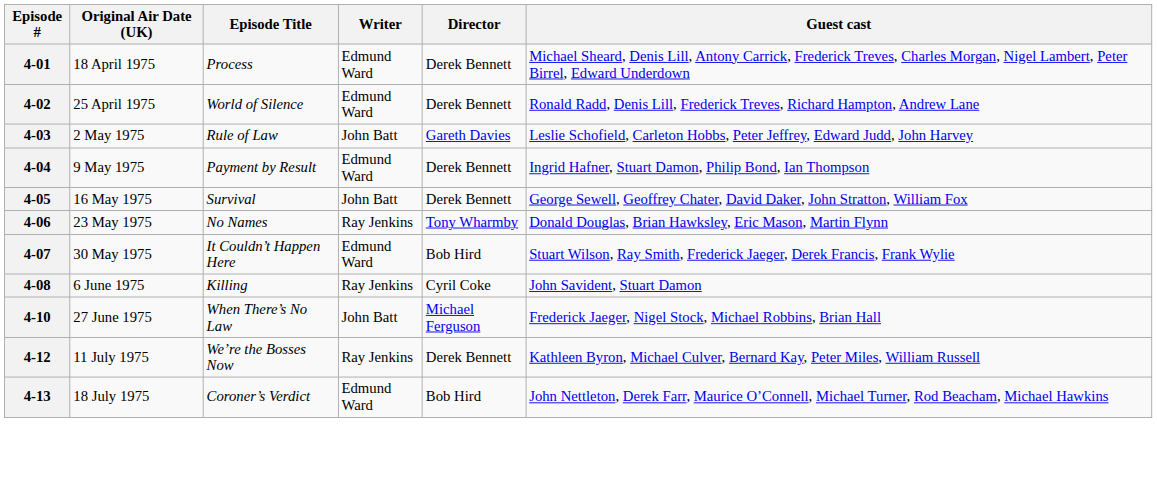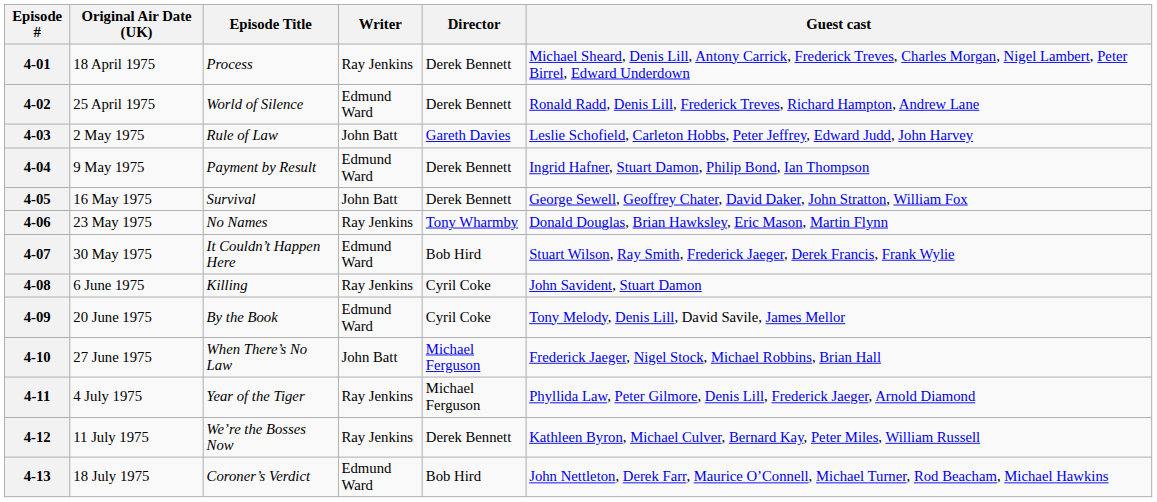(366, 64) Edmund Ward -> (377, 64) Ray Jenkins
+ row: (37, 317)
+ row: (37, 397)
